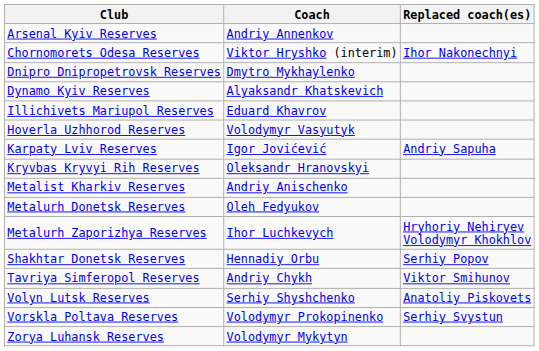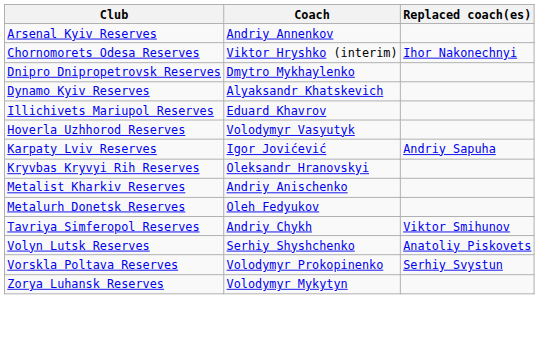- row: (107, 233)
- row: (96, 259)
